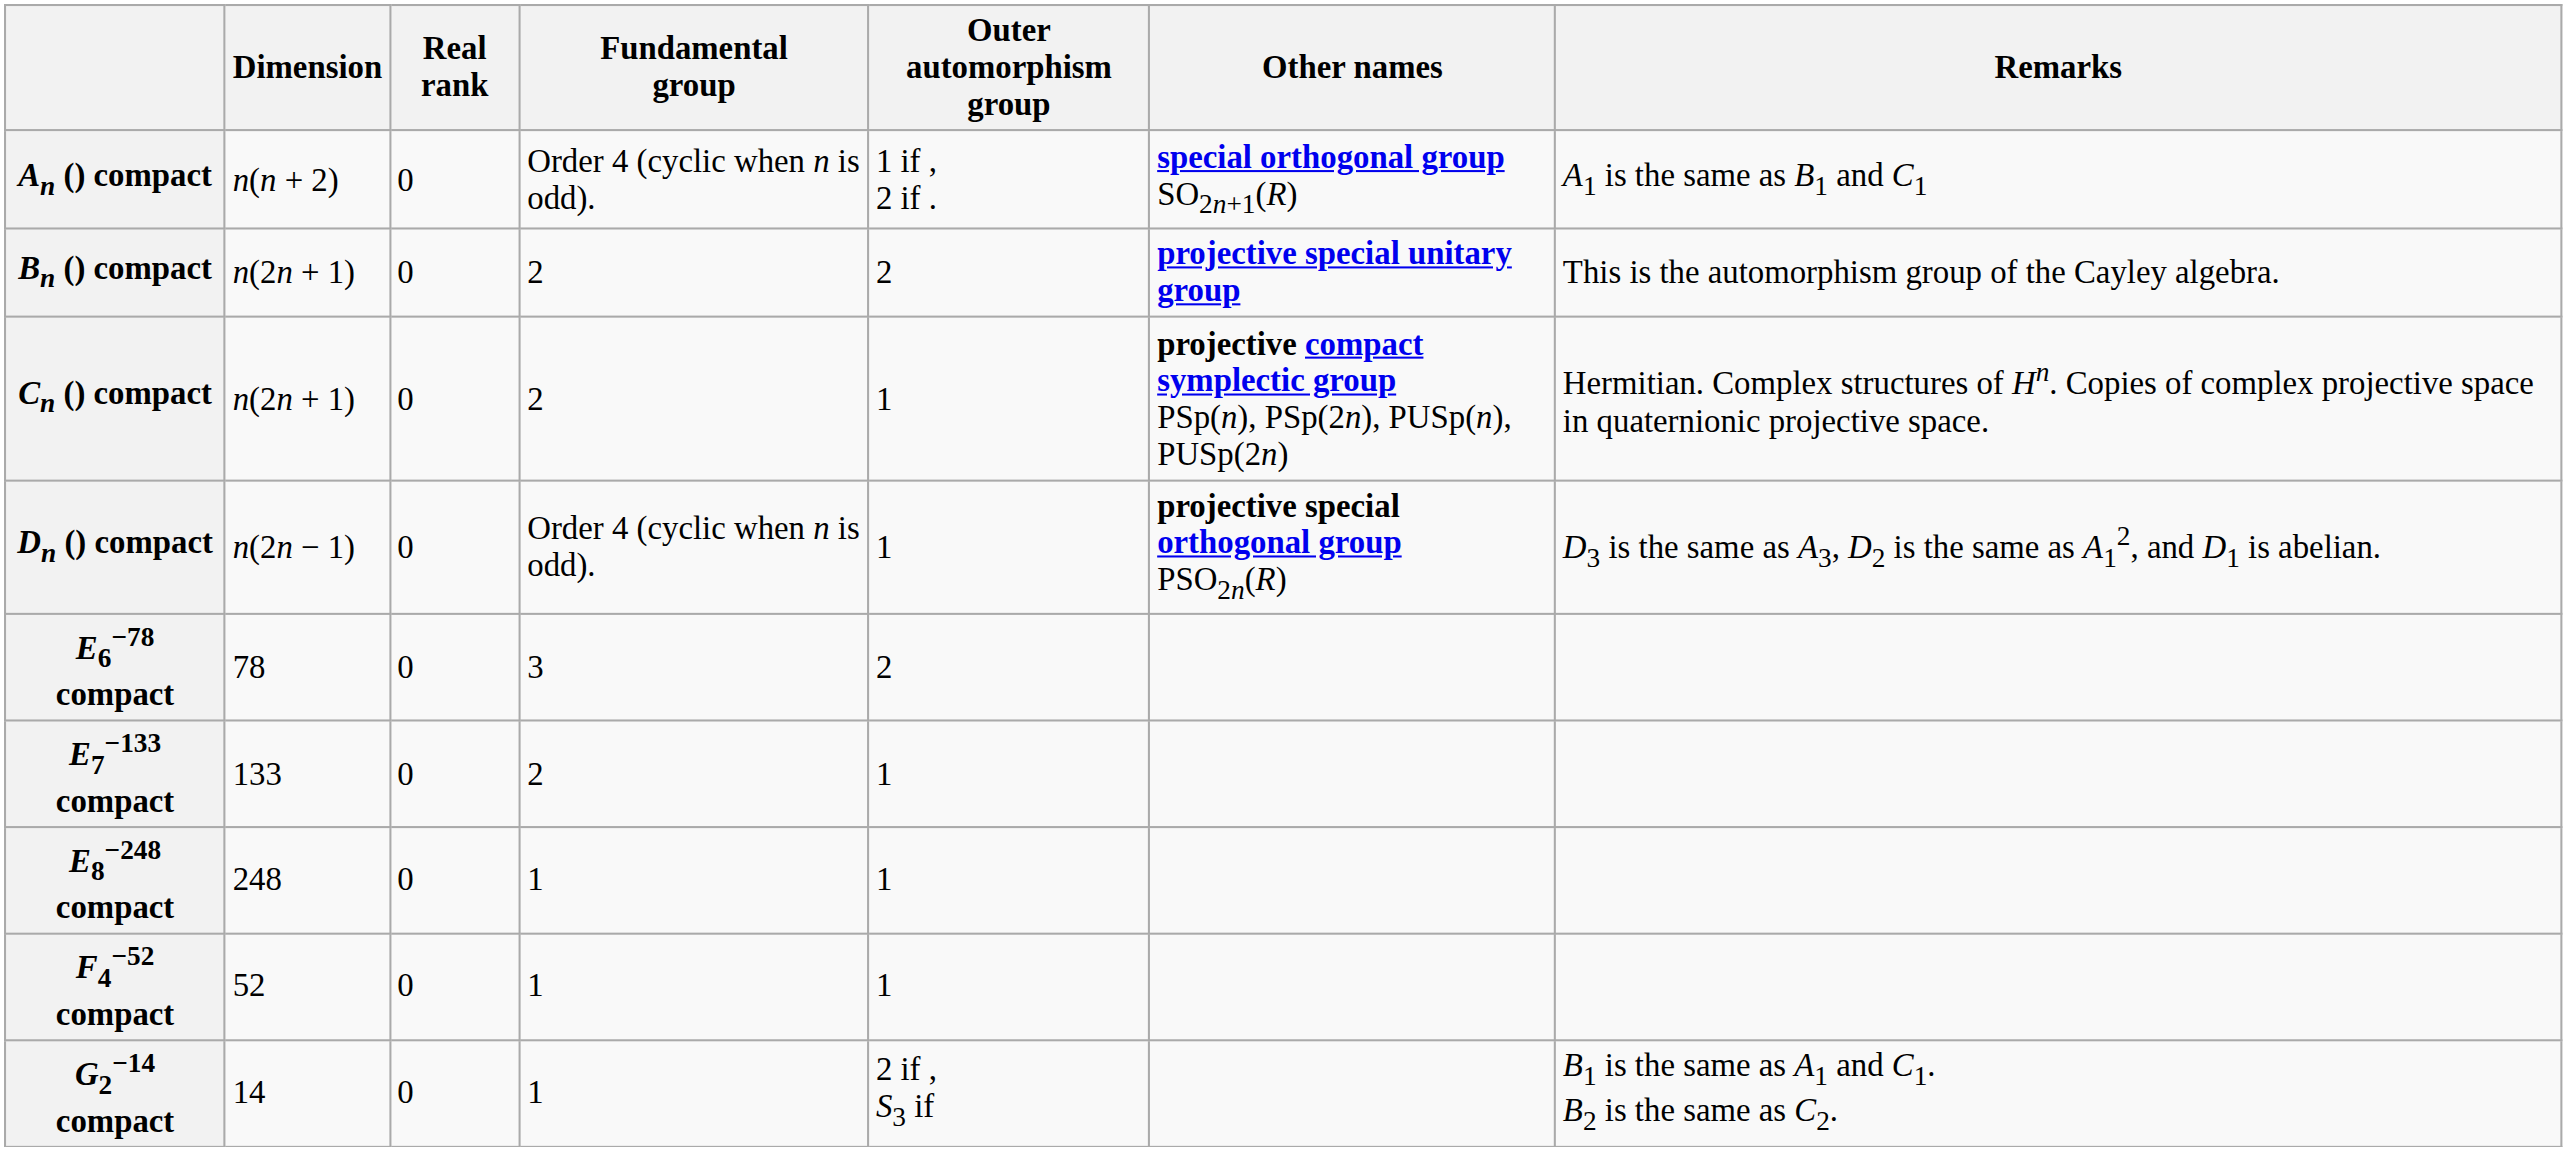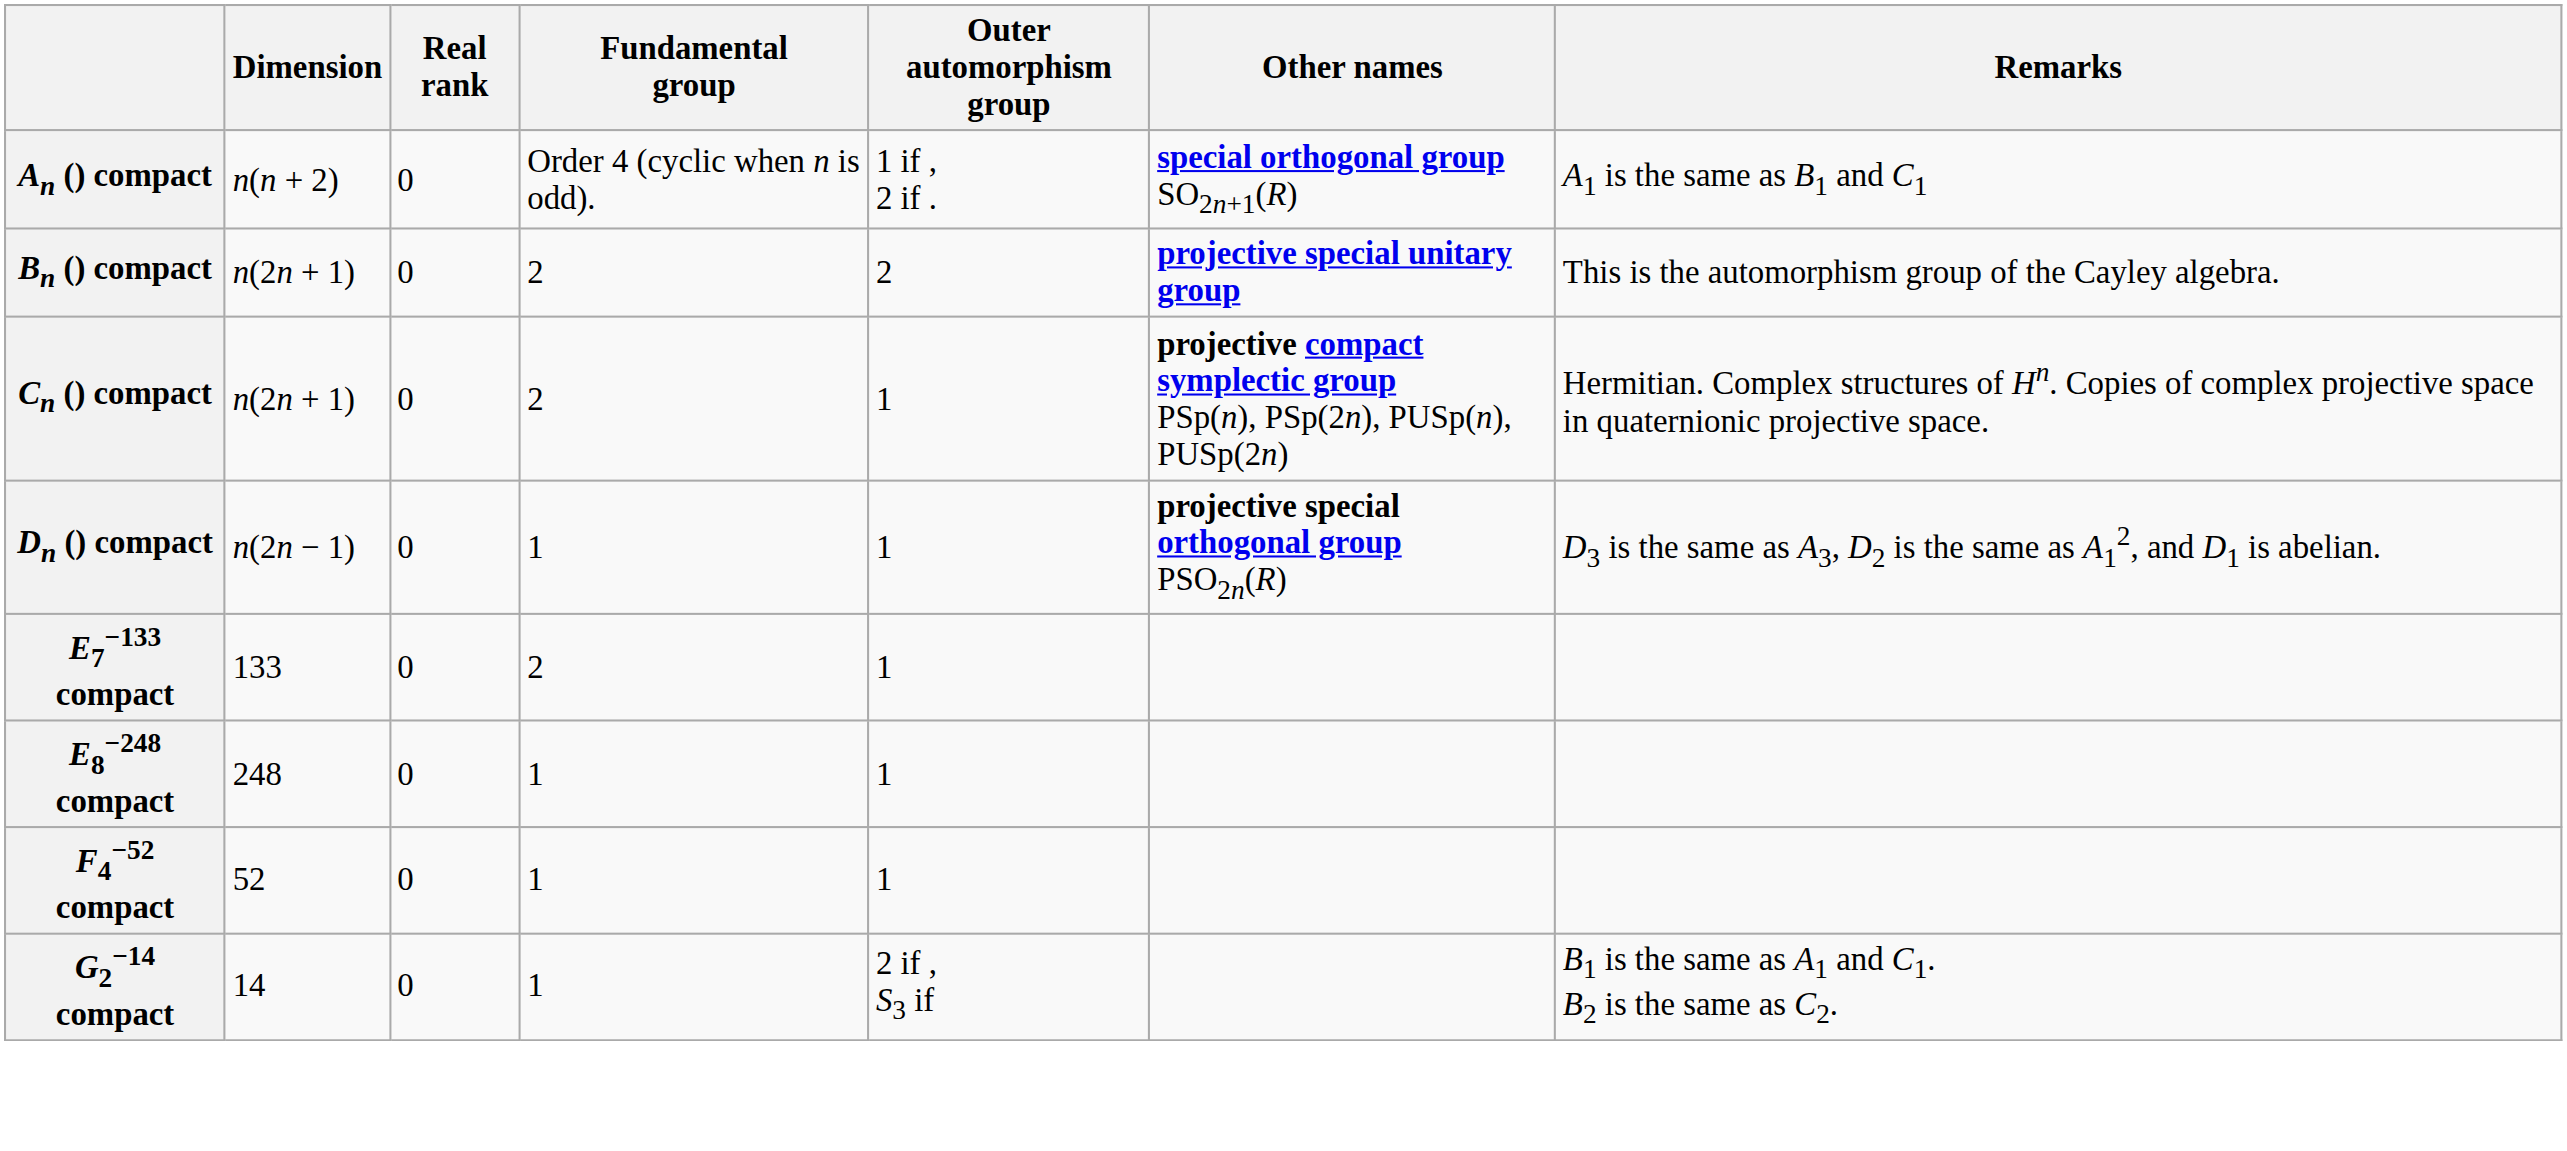(693, 546) Order 4 (cyclic when n is odd). -> (535, 546) 1
- row: (115, 667)
